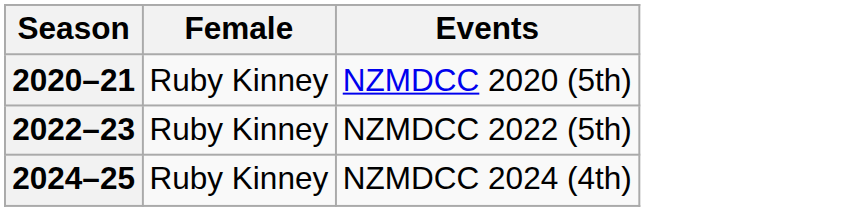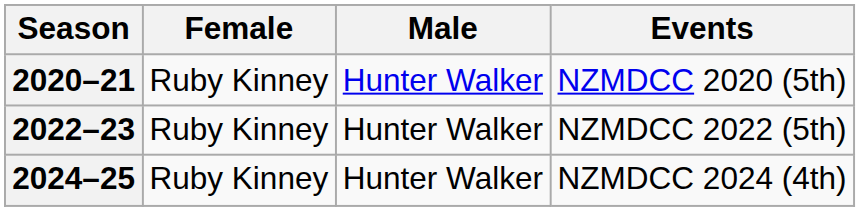+ column: (443, 29)
